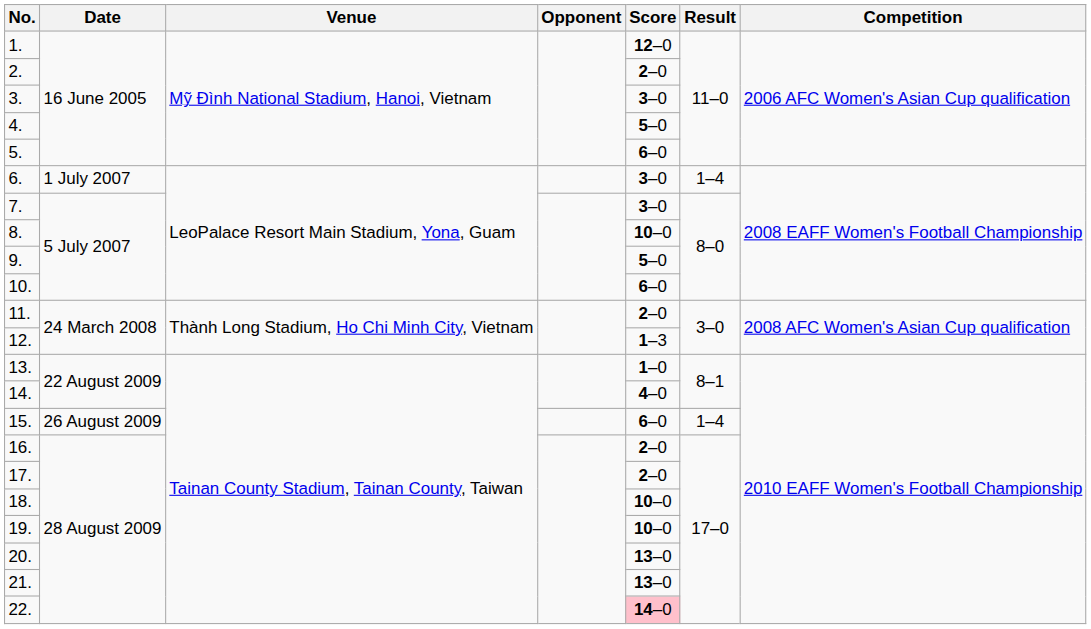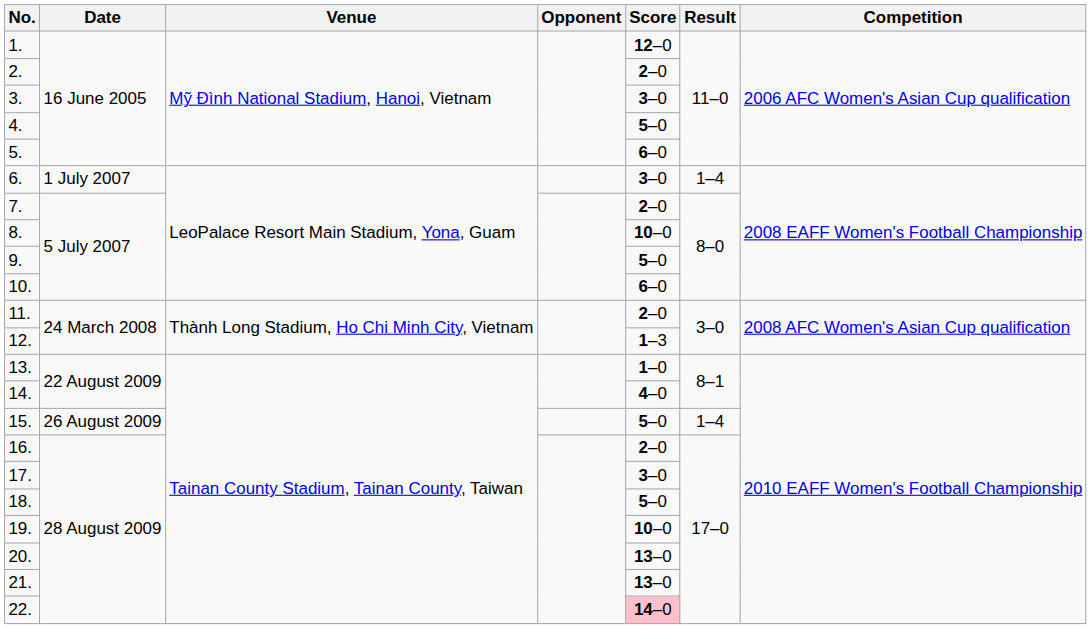(653, 206) 3–0 -> (653, 206) 2–0
(653, 421) 6–0 -> (653, 421) 5–0
(653, 475) 2–0 -> (653, 475) 3–0
(653, 502) 10–0 -> (653, 502) 5–0
